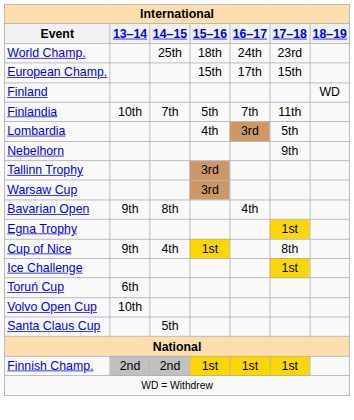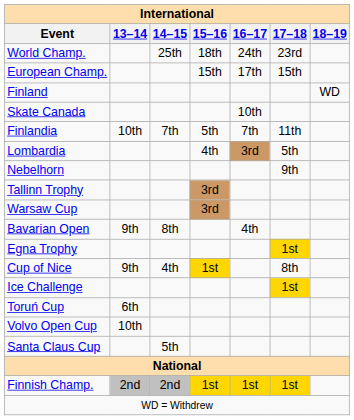+ row: (46, 111)
